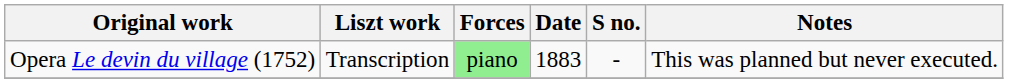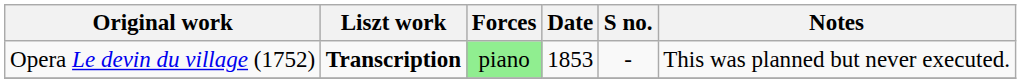(388, 59) normal -> (393, 59) bold
(558, 59) 1883 -> (570, 59) 1853
